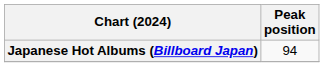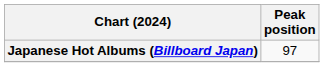(290, 51) 94 -> (290, 51) 97
